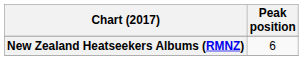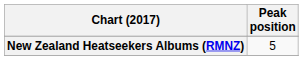(273, 45) 6 -> (273, 45) 5
